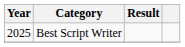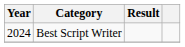(19, 32) 2025 -> (19, 32) 2024
